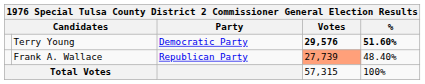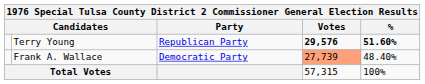(203, 42) Democratic Party -> (203, 42) Republican Party
(203, 57) Republican Party -> (203, 57) Democratic Party
